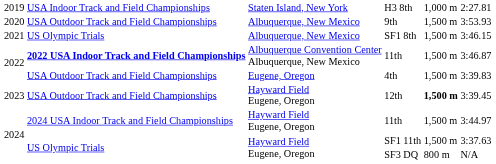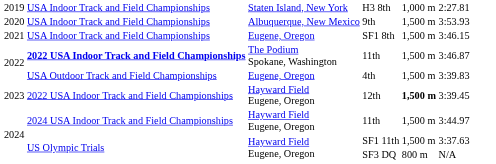(122, 21) USA Outdoor Track and Field Championships -> (118, 21) USA Indoor Track and Field Championships
(66, 36) US Olympic Trials -> (118, 36) USA Indoor Track and Field Championships
(304, 36) Albuquerque, New Mexico -> (281, 36) Eugene, Oregon
(315, 55) Albuquerque Convention Center Albuquerque, New Mexico -> (292, 55) The Podium Spokane, Washington
(122, 95) USA Outdoor Track and Field Championships -> (130, 95) 2022 USA Indoor Track and Field Championships
